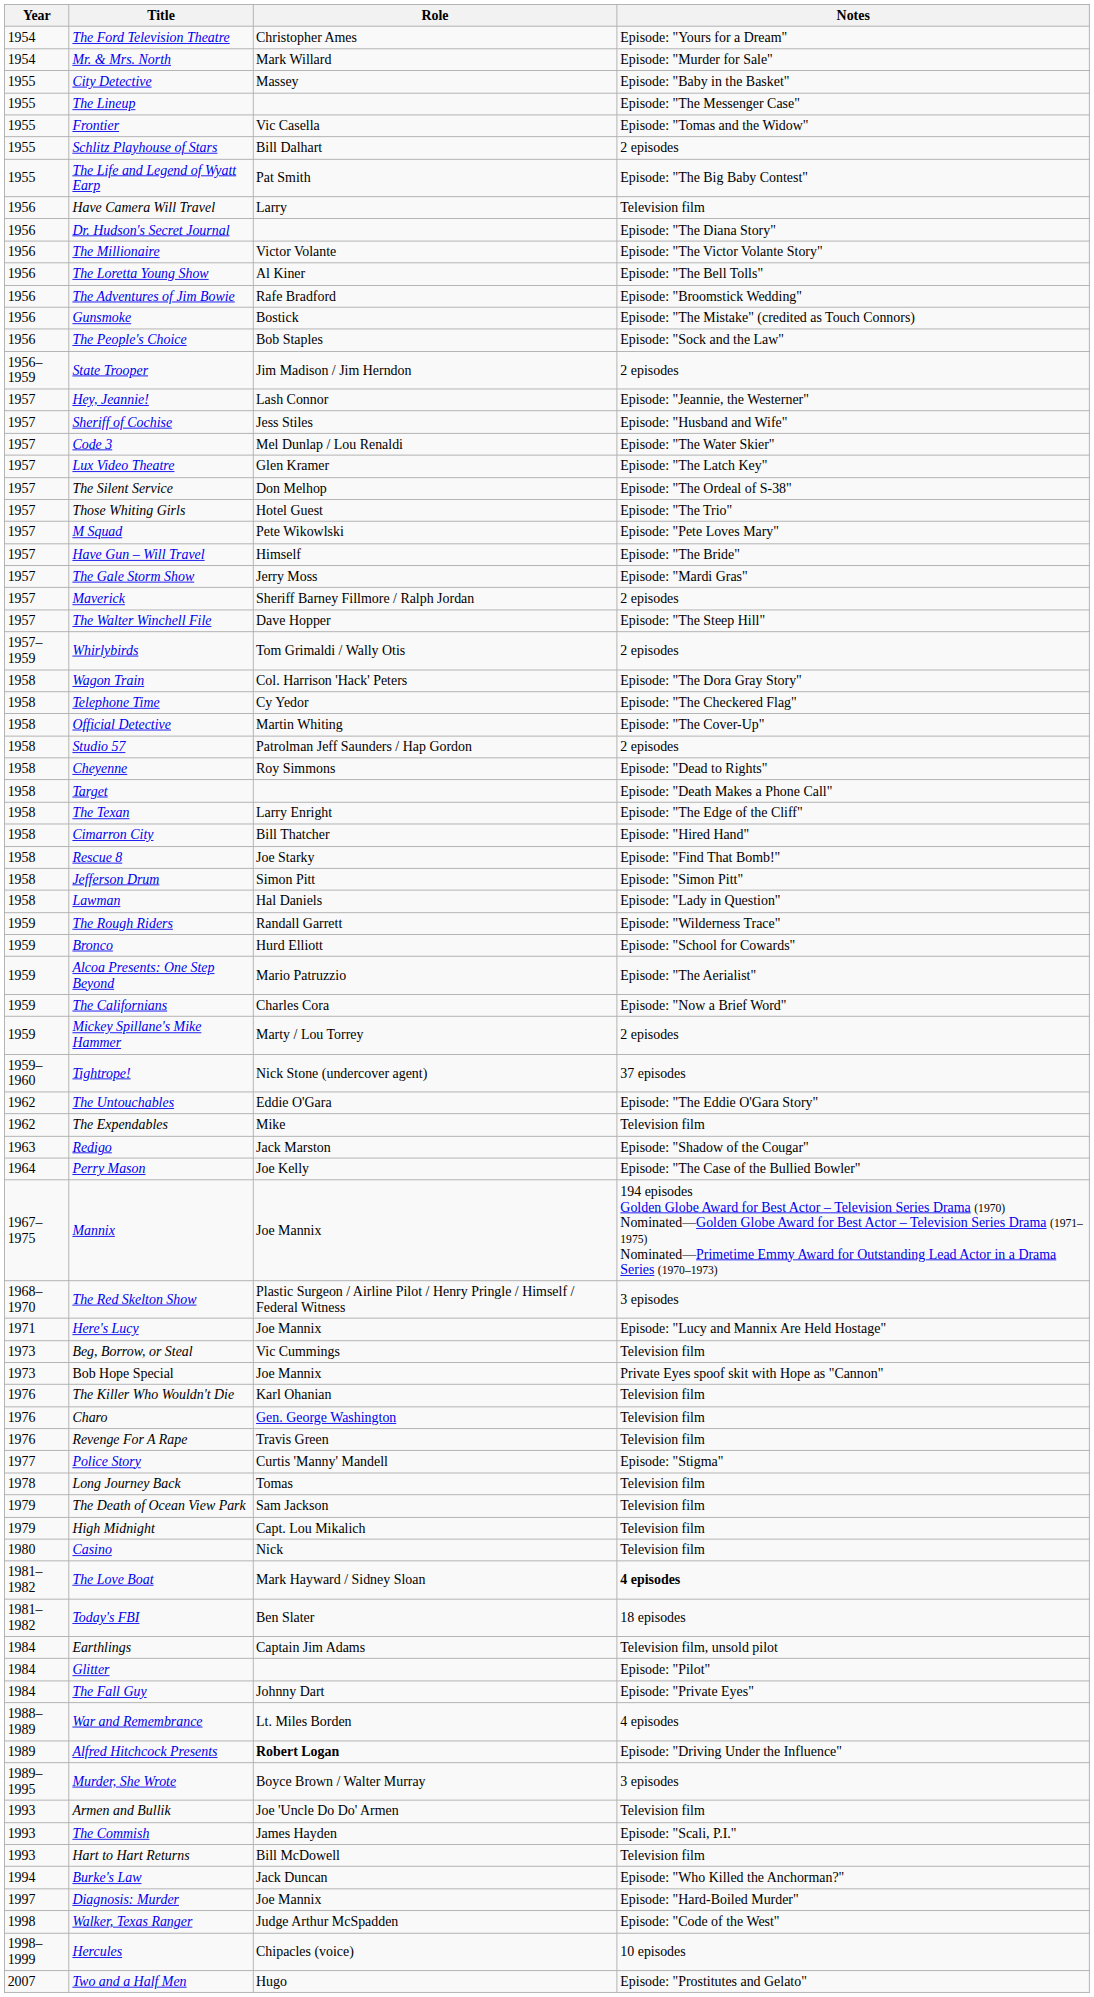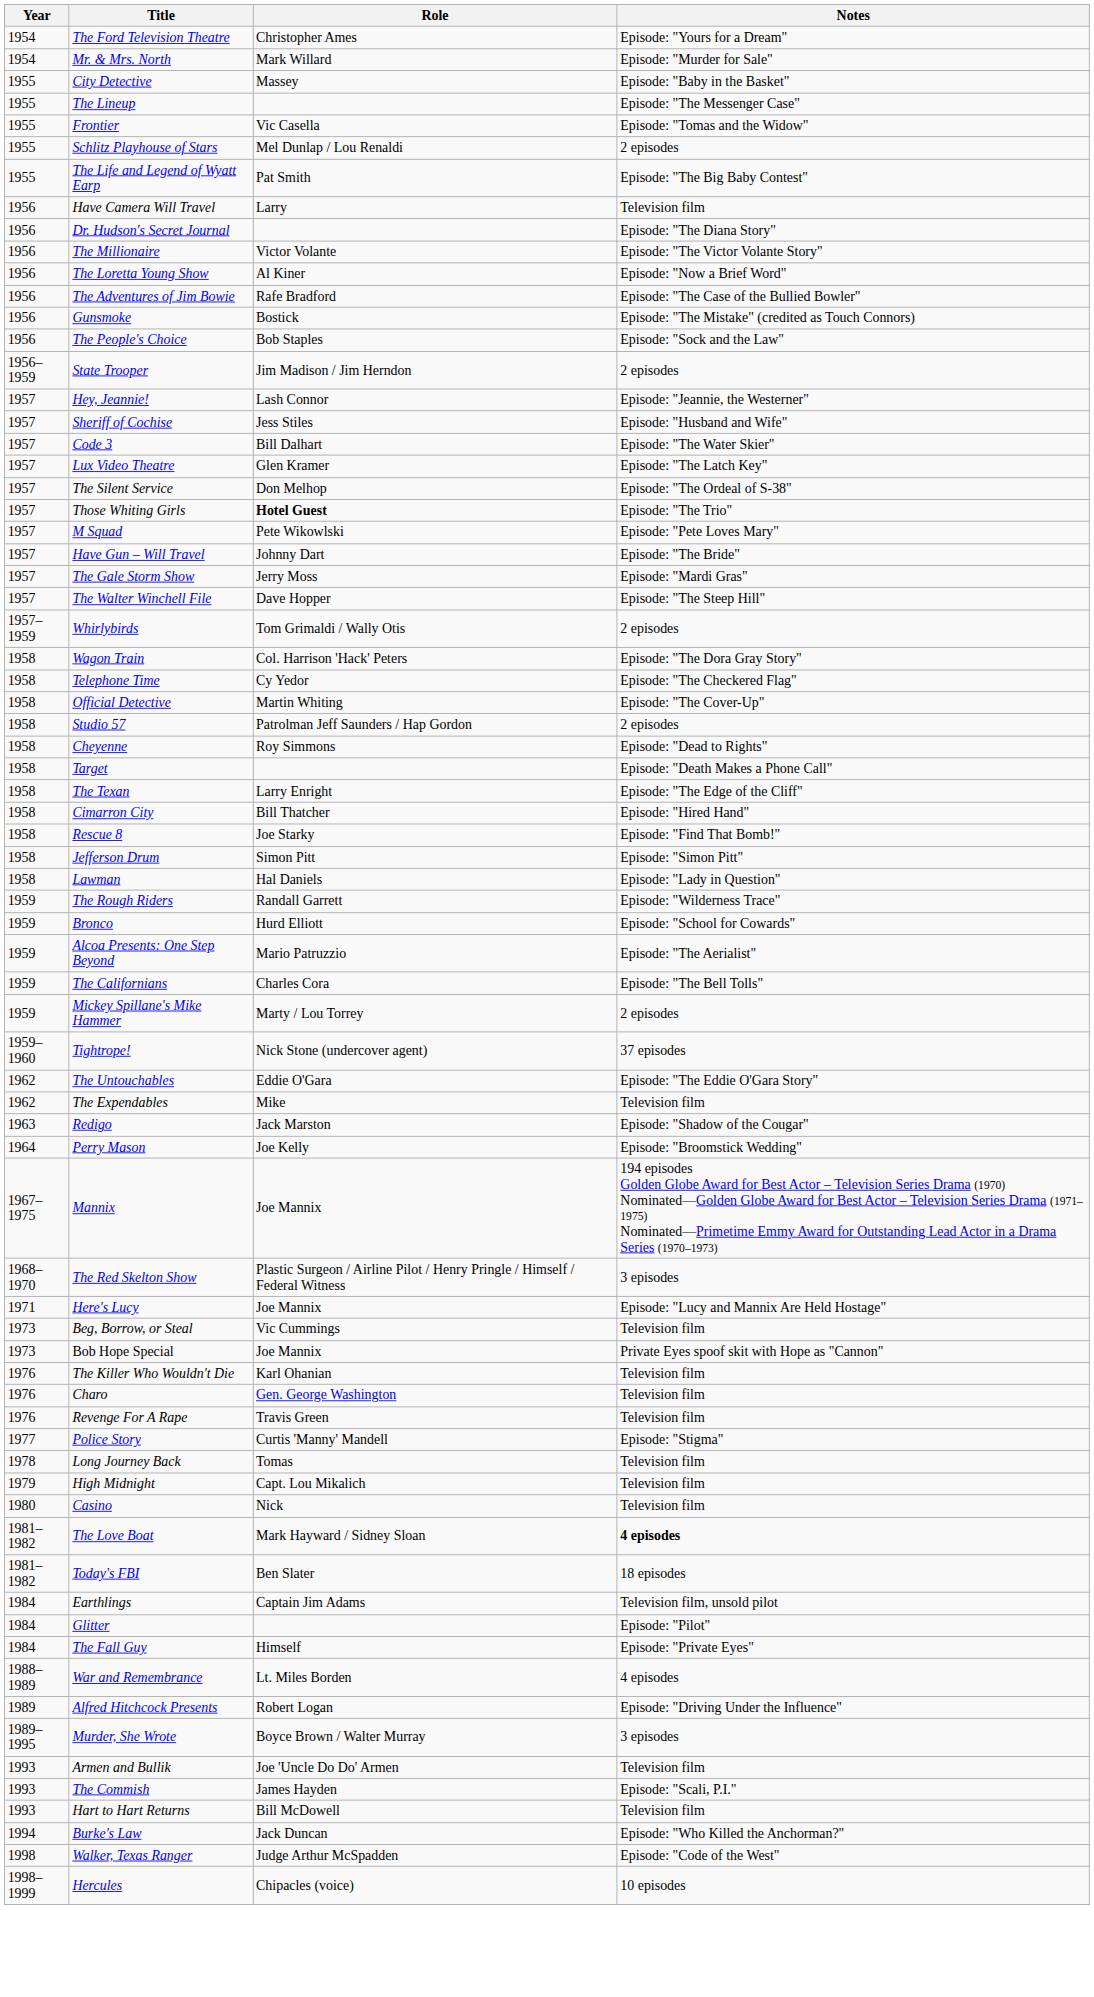(289, 147) Bill Dalhart -> (330, 147) Mel Dunlap / Lou Renaldi
(692, 274) Episode: "The Bell Tolls" -> (703, 274) Episode: "Now a Brief Word"
(711, 296) Episode: "Broomstick Wedding" -> (740, 296) Episode: "The Case of the Bullied Bowler"
(330, 444) Mel Dunlap / Lou Renaldi -> (289, 444) Bill Dalhart
(289, 510) normal -> (291, 510) bold
(278, 554) Himself -> (290, 554) Johnny Dart
- row: (99, 598)
(703, 1005) Episode: "Now a Brief Word" -> (692, 983) Episode: "The Bell Tolls"
(740, 1169) Episode: "The Case of the Bullied Bowler" -> (711, 1147) Episode: "Broomstick Wedding"
- row: (159, 1505)
(290, 1691) Johnny Dart -> (278, 1647) Himself
(298, 1751) bold -> (295, 1707) normal
- row: (126, 1899)
- row: (129, 1981)
